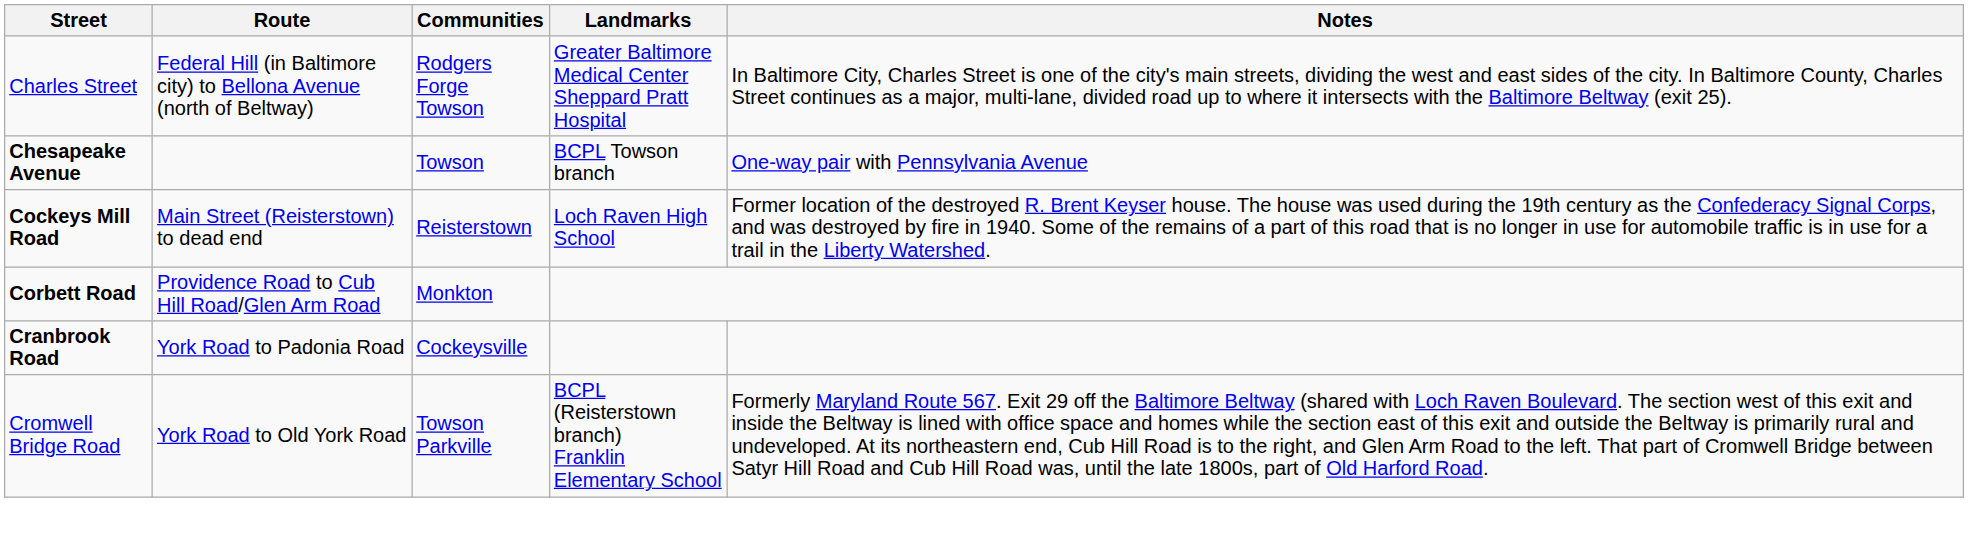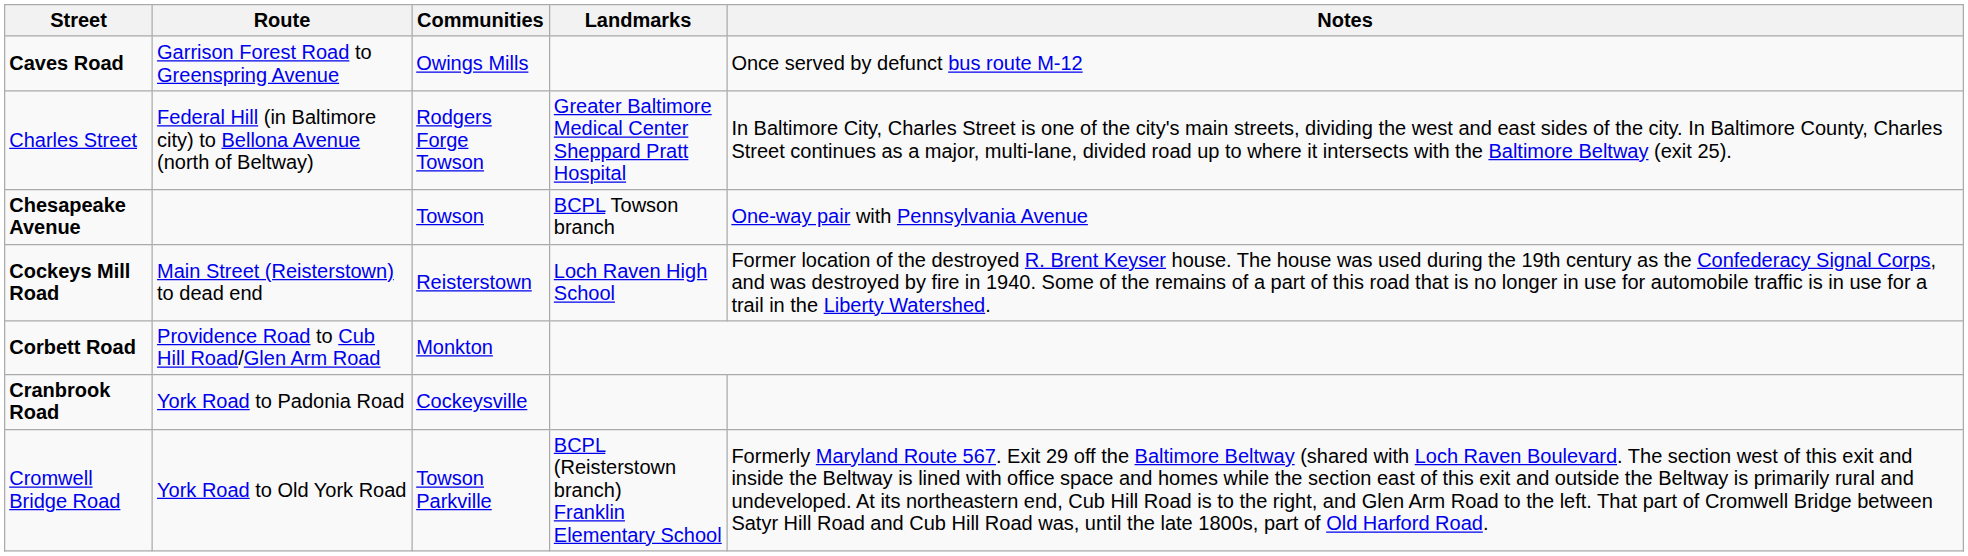+ row: (66, 63)
